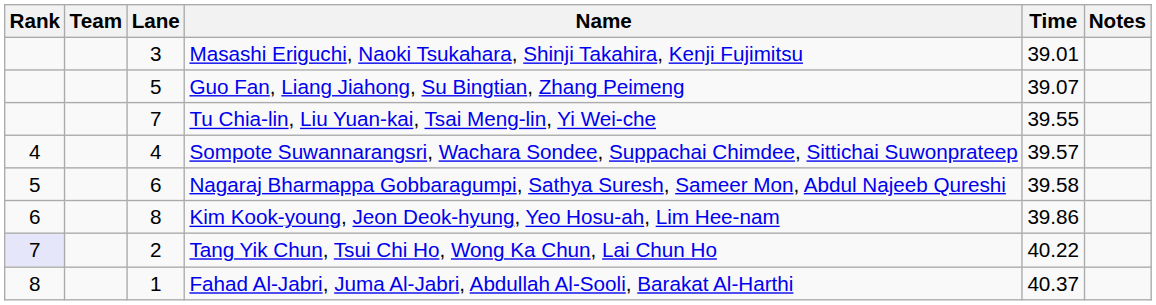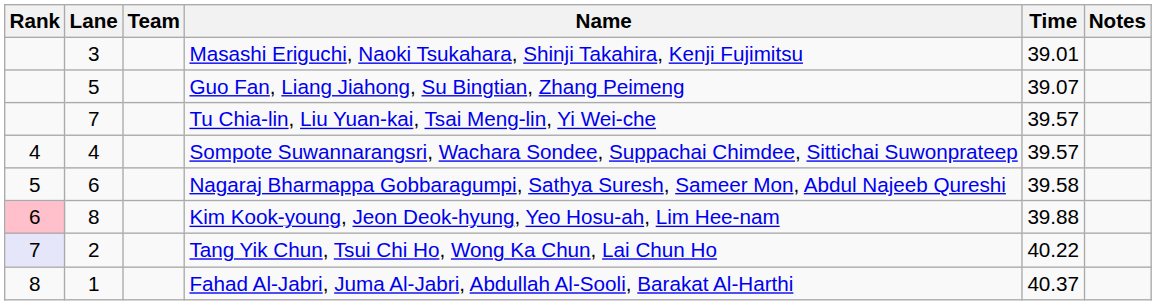columns swapped: (156, 21) <-> (96, 21)
(1053, 119) 39.55 -> (1053, 119) 39.57
(35, 218) no background -> (35, 218) pink background
(1053, 218) 39.86 -> (1053, 218) 39.88
